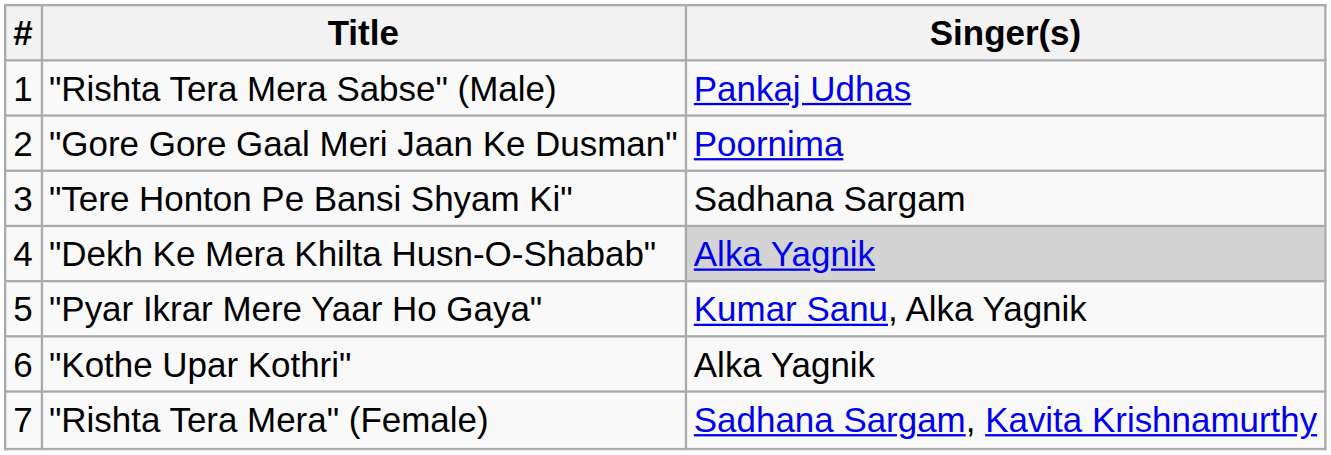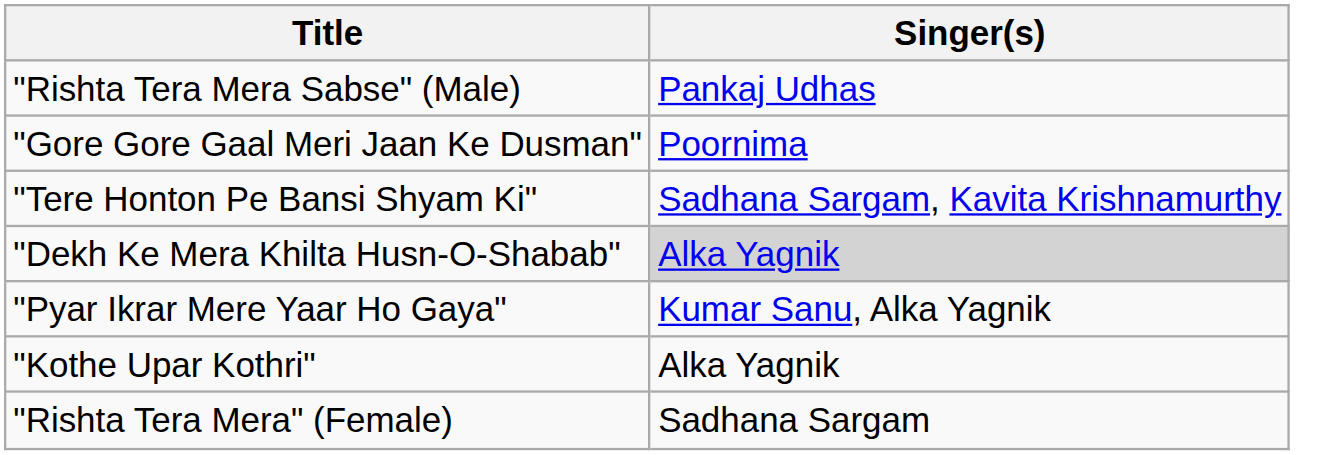- column: (23, 33)
(830, 199) Sadhana Sargam -> (970, 199) Sadhana Sargam, Kavita Krishnamurthy
(1005, 420) Sadhana Sargam, Kavita Krishnamurthy -> (794, 420) Sadhana Sargam
